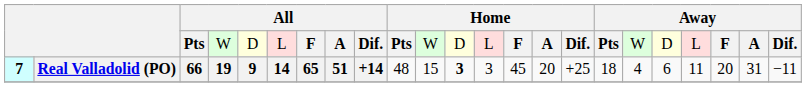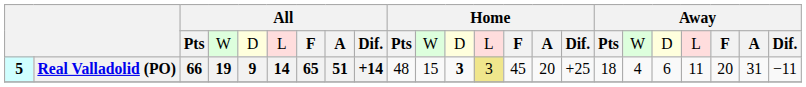(19, 69) 7 -> (19, 69) 5
(489, 69) no background -> (489, 69) khaki background
